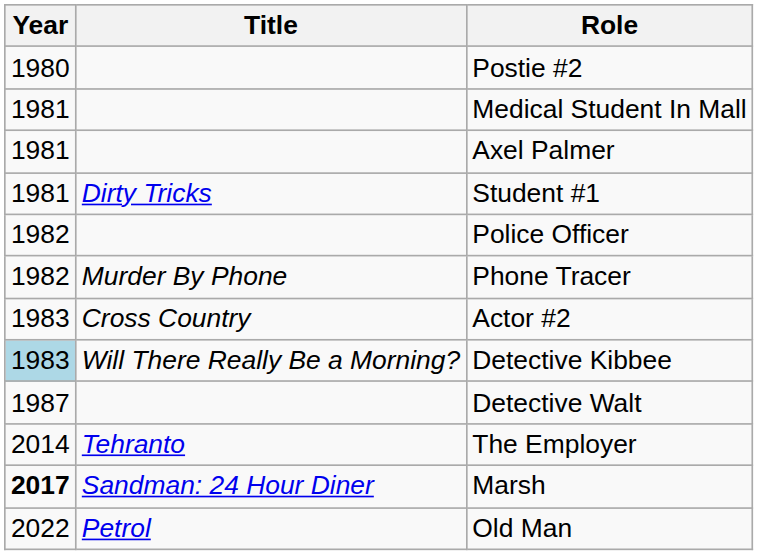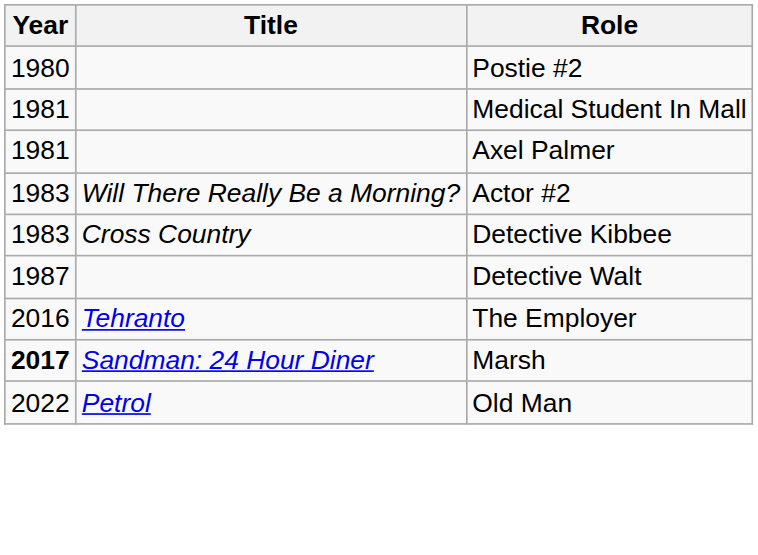- row: (536, 192)
- row: (551, 234)
- row: (552, 276)
(166, 318) Cross Country -> (271, 192) Will There Really Be a Morning?
(40, 360) lightblue background -> (40, 234) no background
(271, 360) Will There Really Be a Morning? -> (166, 234) Cross Country
(40, 444) 2014 -> (40, 318) 2016
